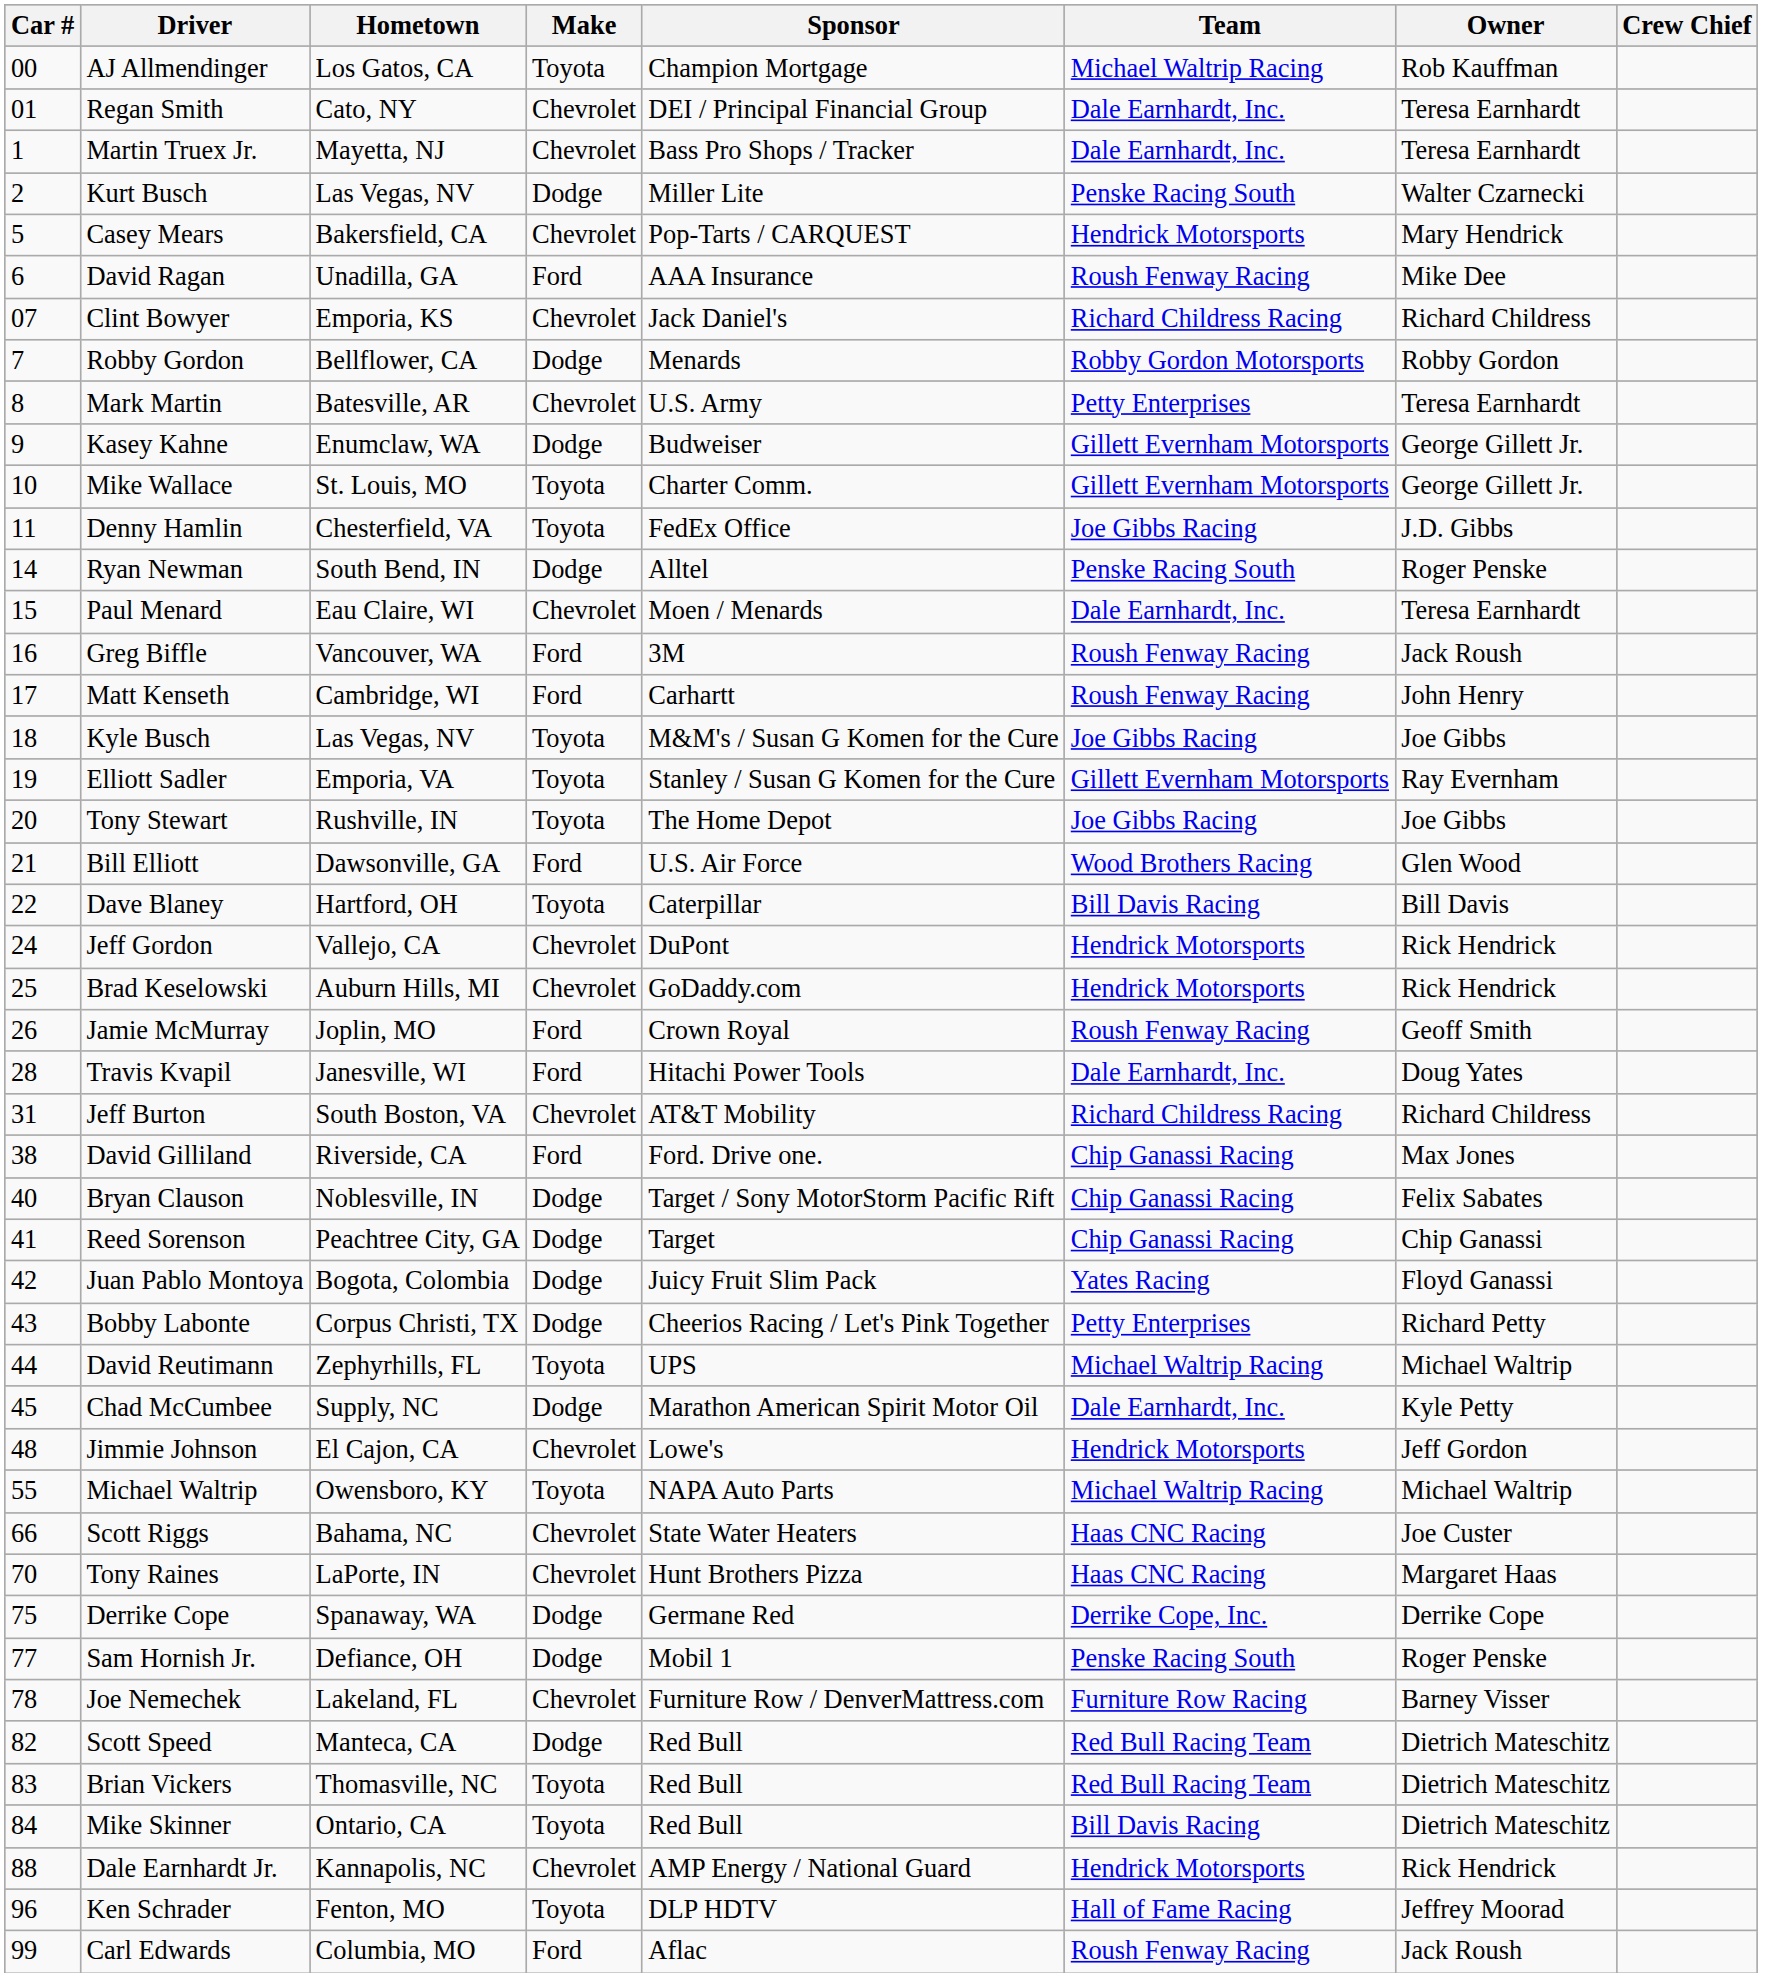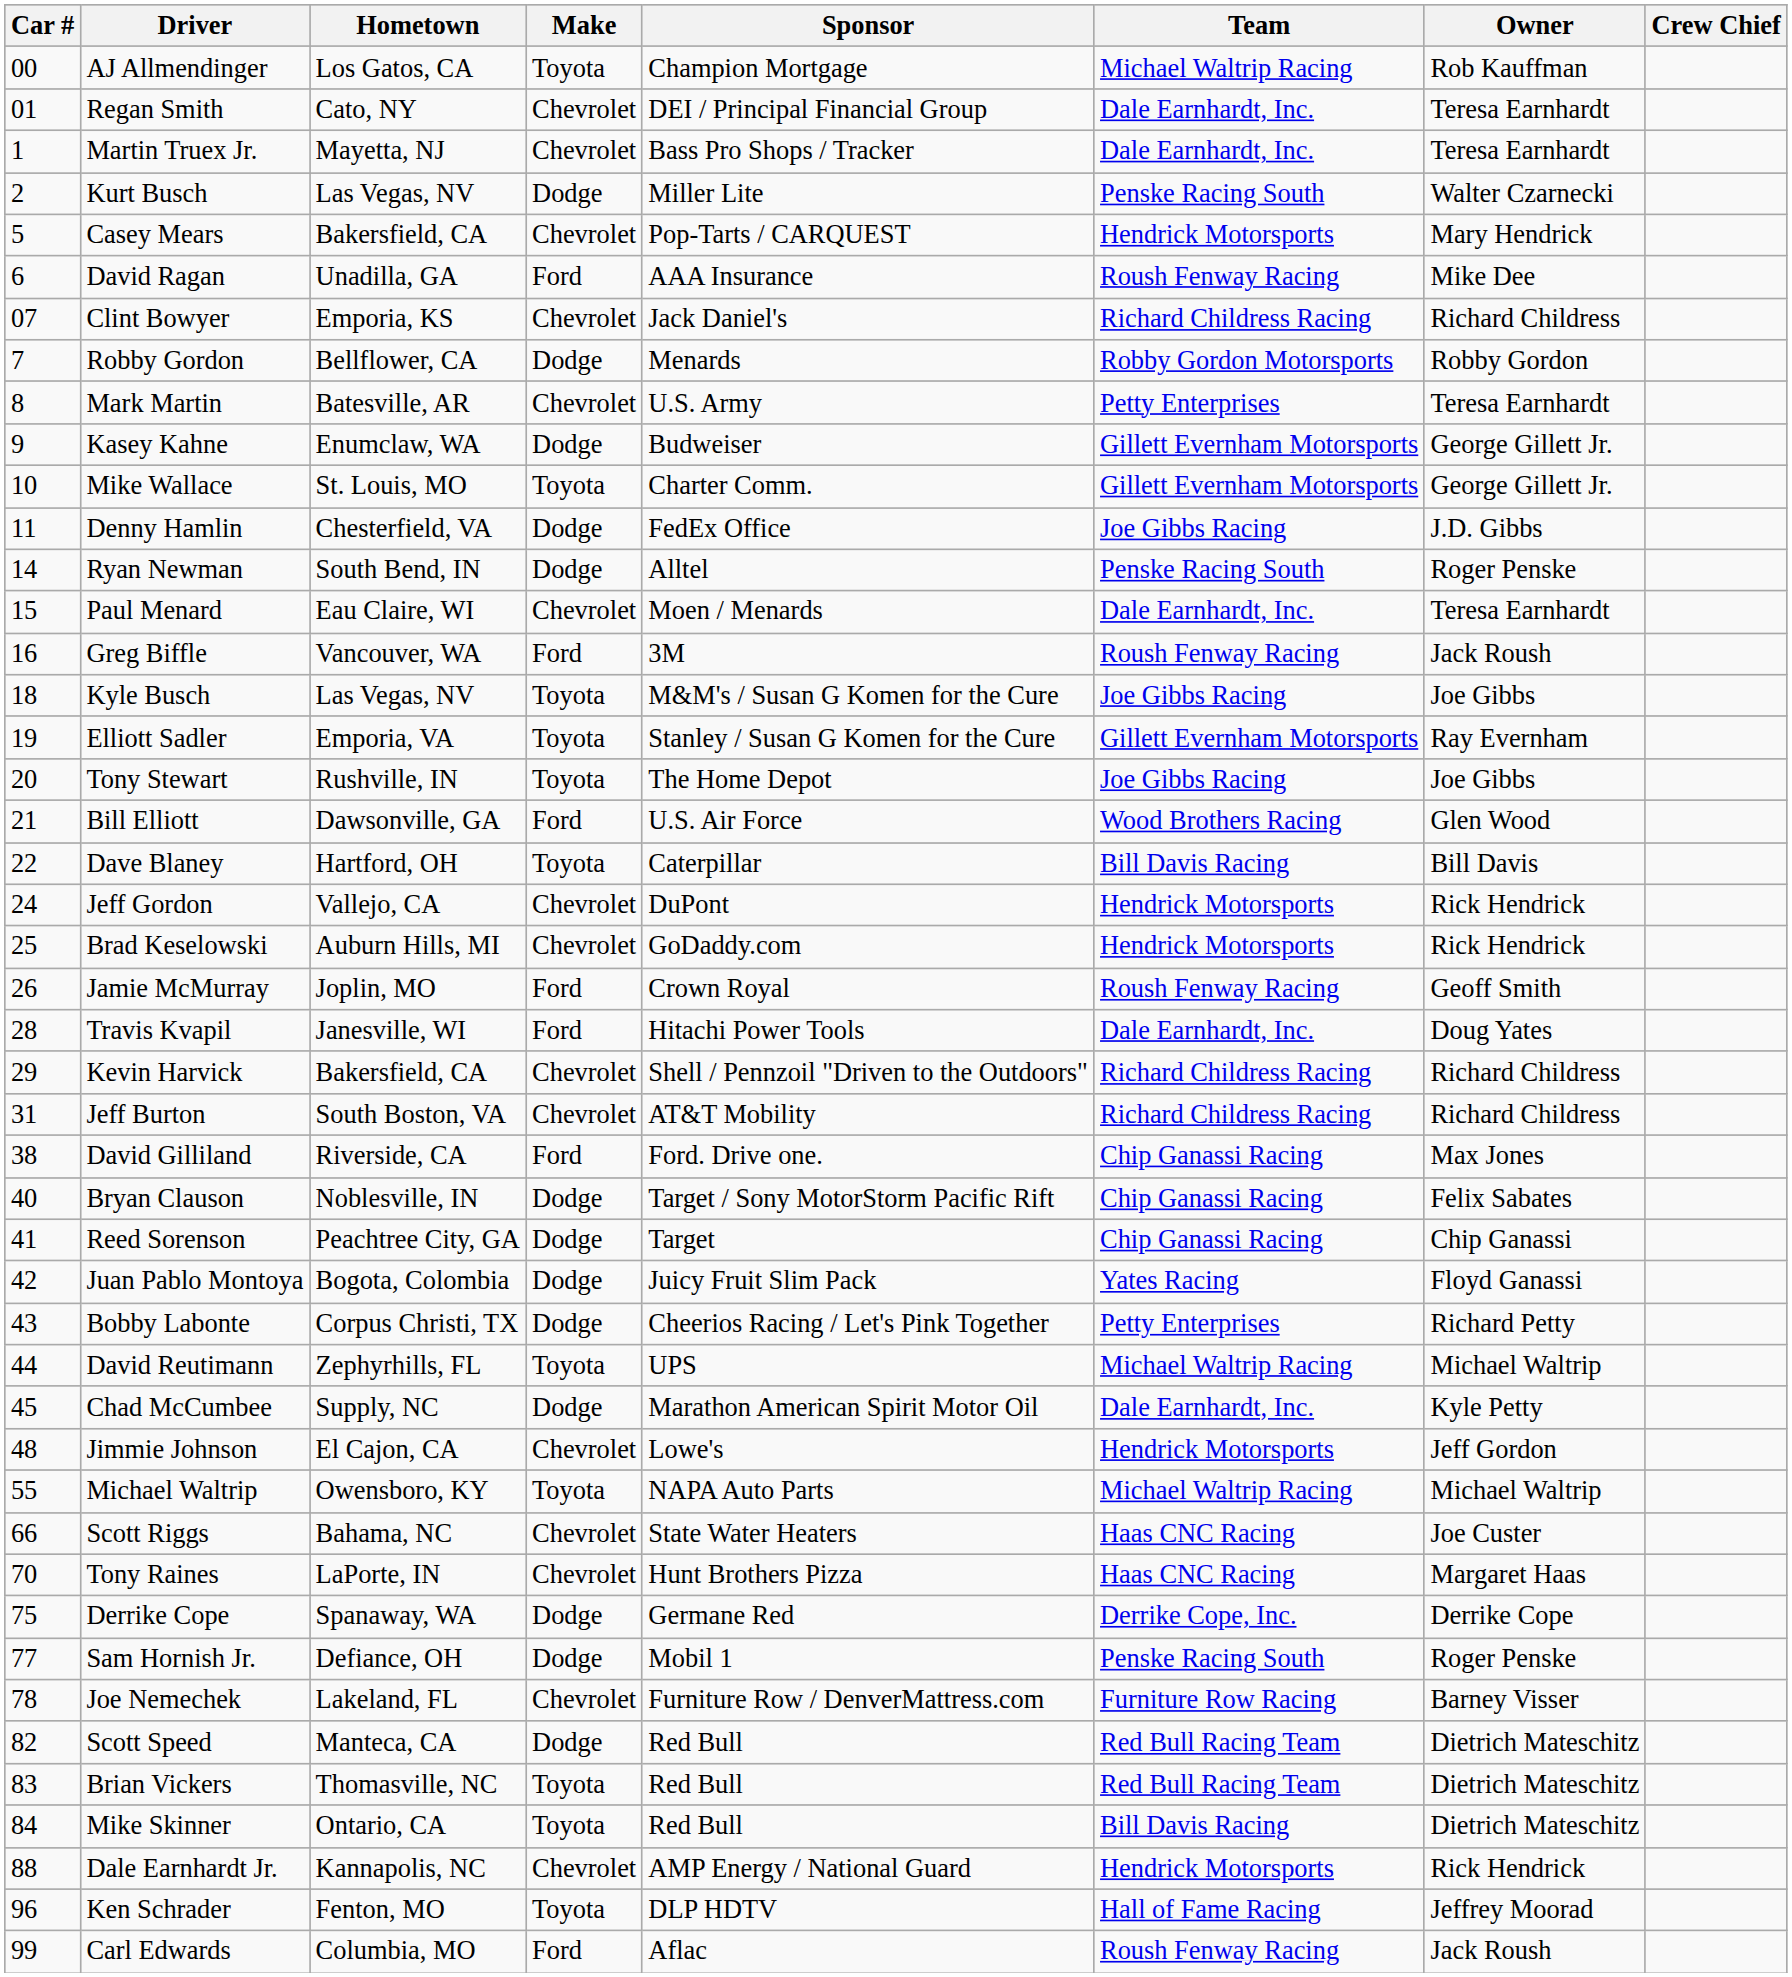(569, 527) Toyota -> (567, 527) Dodge
- row: (158, 695)
+ row: (164, 1072)
